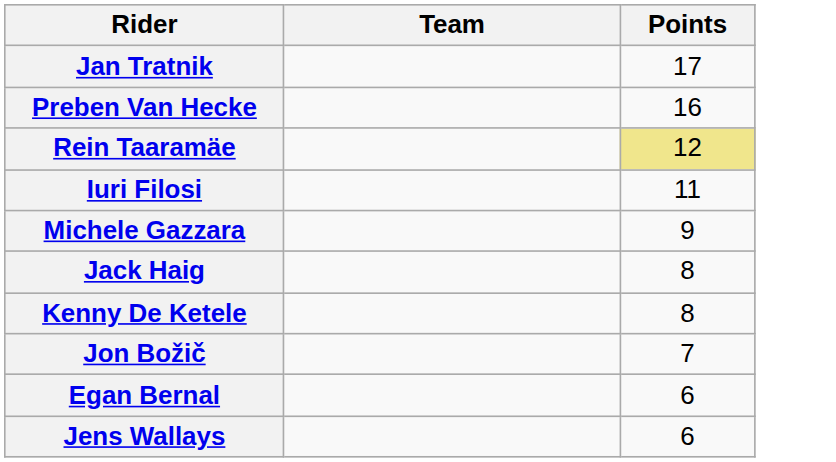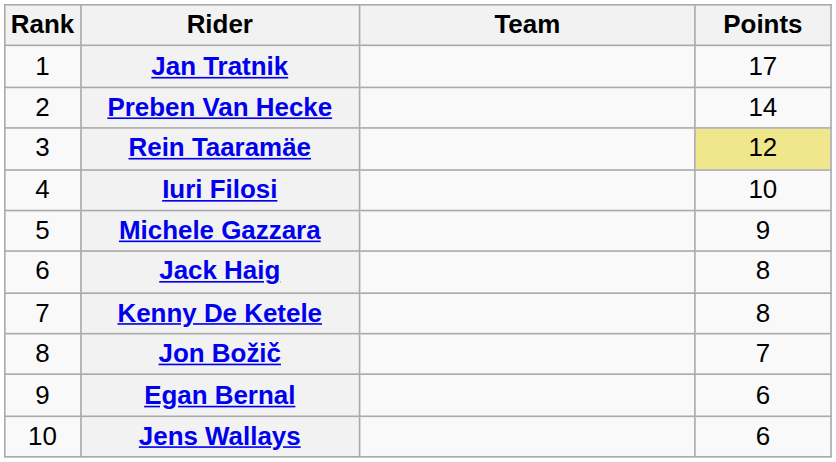+ column: (42, 25)
(688, 107) 16 -> (763, 107) 14
(688, 189) 11 -> (763, 189) 10
